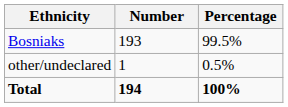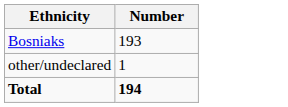- column: (241, 16)
